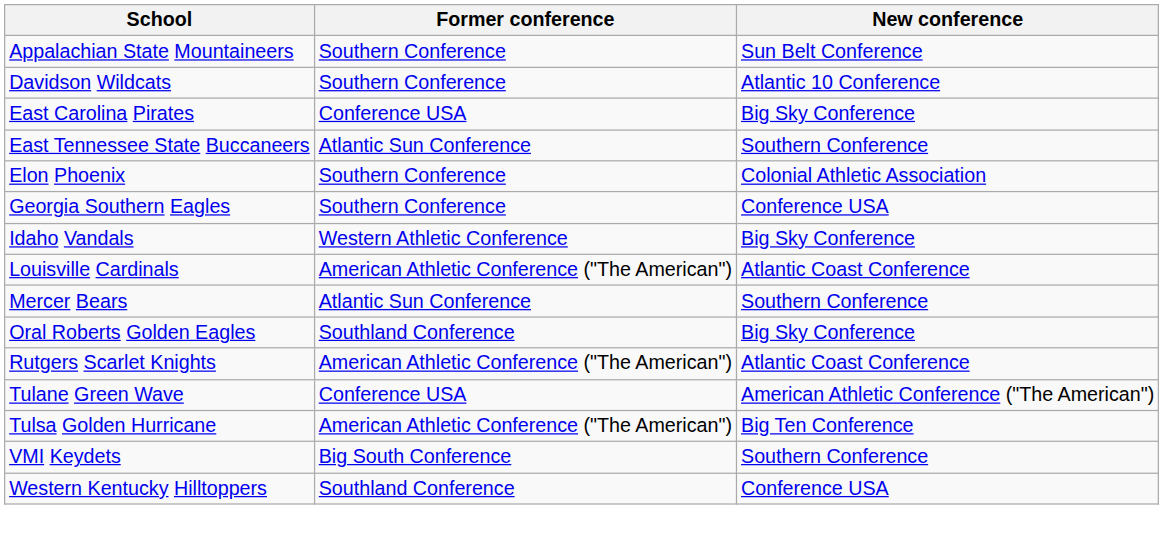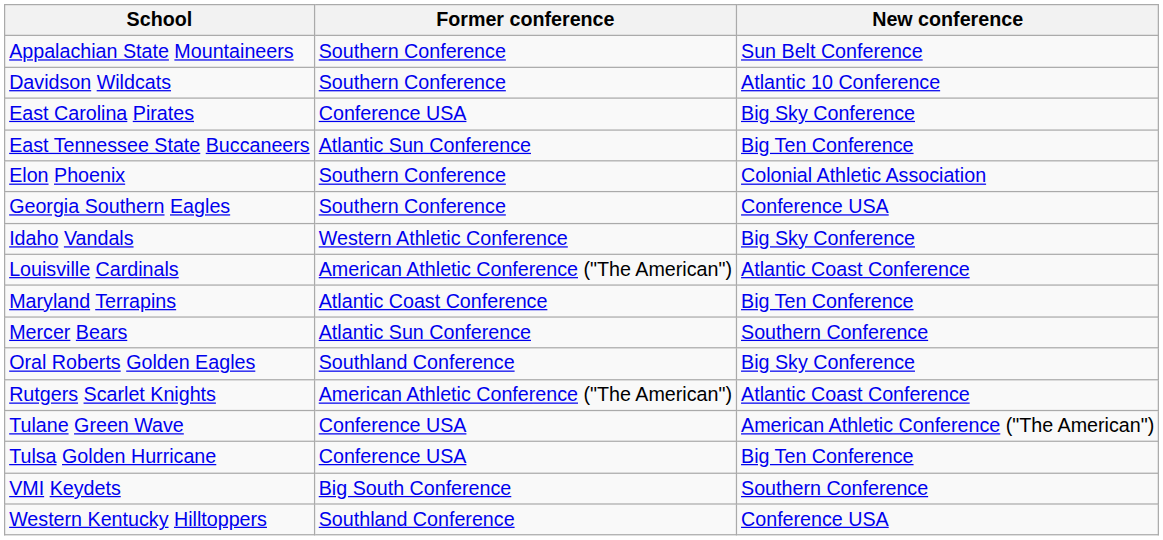(835, 144) Southern Conference -> (827, 144) Big Ten Conference
+ row: (93, 301)
(525, 425) American Athletic Conference ("The American") -> (393, 457) Conference USA
